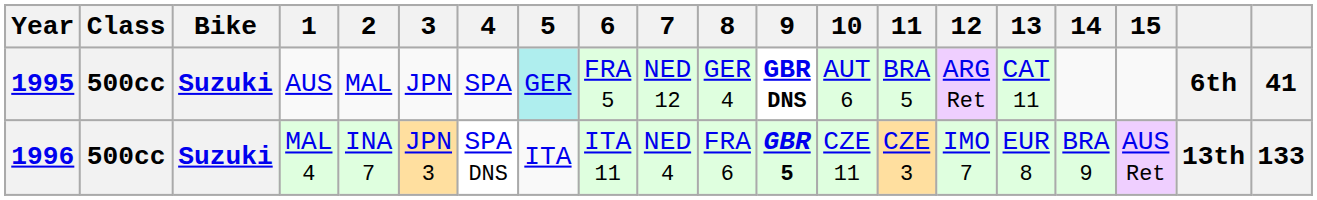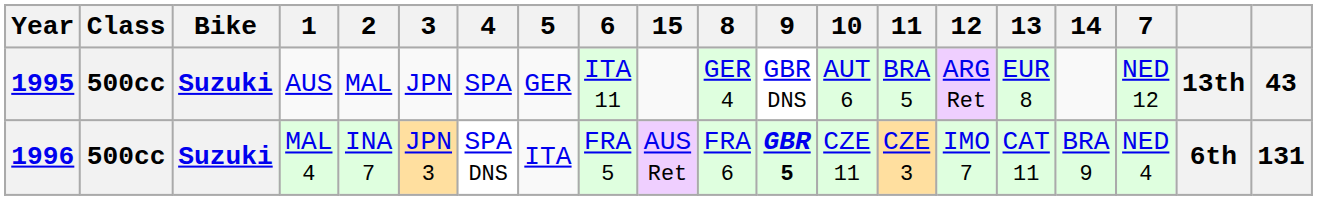columns swapped: (668, 26) <-> (1146, 26)
(548, 84) paleturquoise background -> (548, 84) no background
(608, 83) FRA 5 -> (608, 83) ITA 11
(787, 84) bold -> (787, 83) normal
(1026, 83) CAT 11 -> (1026, 83) EUR 8
(1213, 84) 6th -> (1213, 84) 13th
(1281, 84) 41 -> (1281, 84) 43
(608, 156) ITA 11 -> (608, 156) FRA 5
(1026, 156) EUR 8 -> (1026, 156) CAT 11
(1213, 157) 13th -> (1213, 157) 6th
(1281, 157) 133 -> (1281, 157) 131
